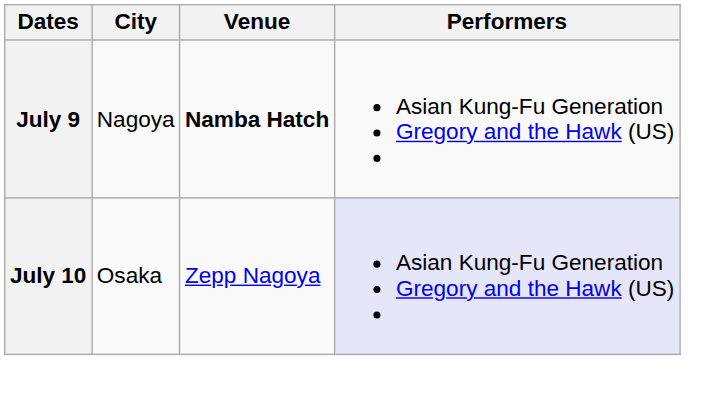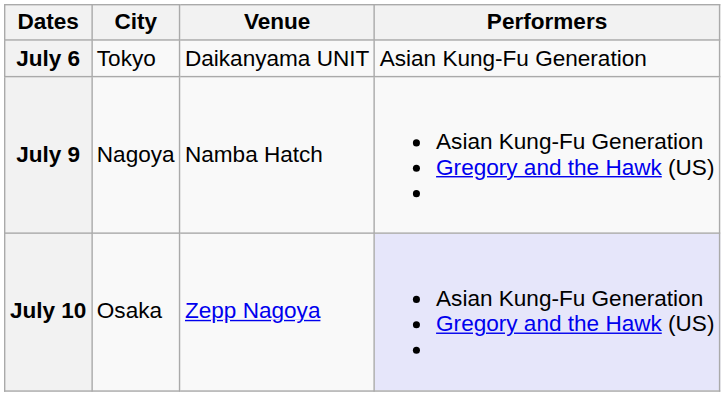+ row: (48, 58)
(257, 118) bold -> (254, 154) normal
